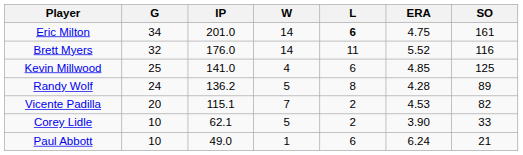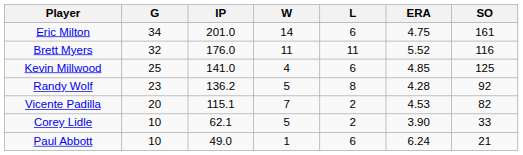(353, 31) bold -> (353, 31) normal
(287, 50) 14 -> (287, 50) 11
(155, 86) 24 -> (155, 86) 23
(485, 86) 89 -> (485, 86) 92
